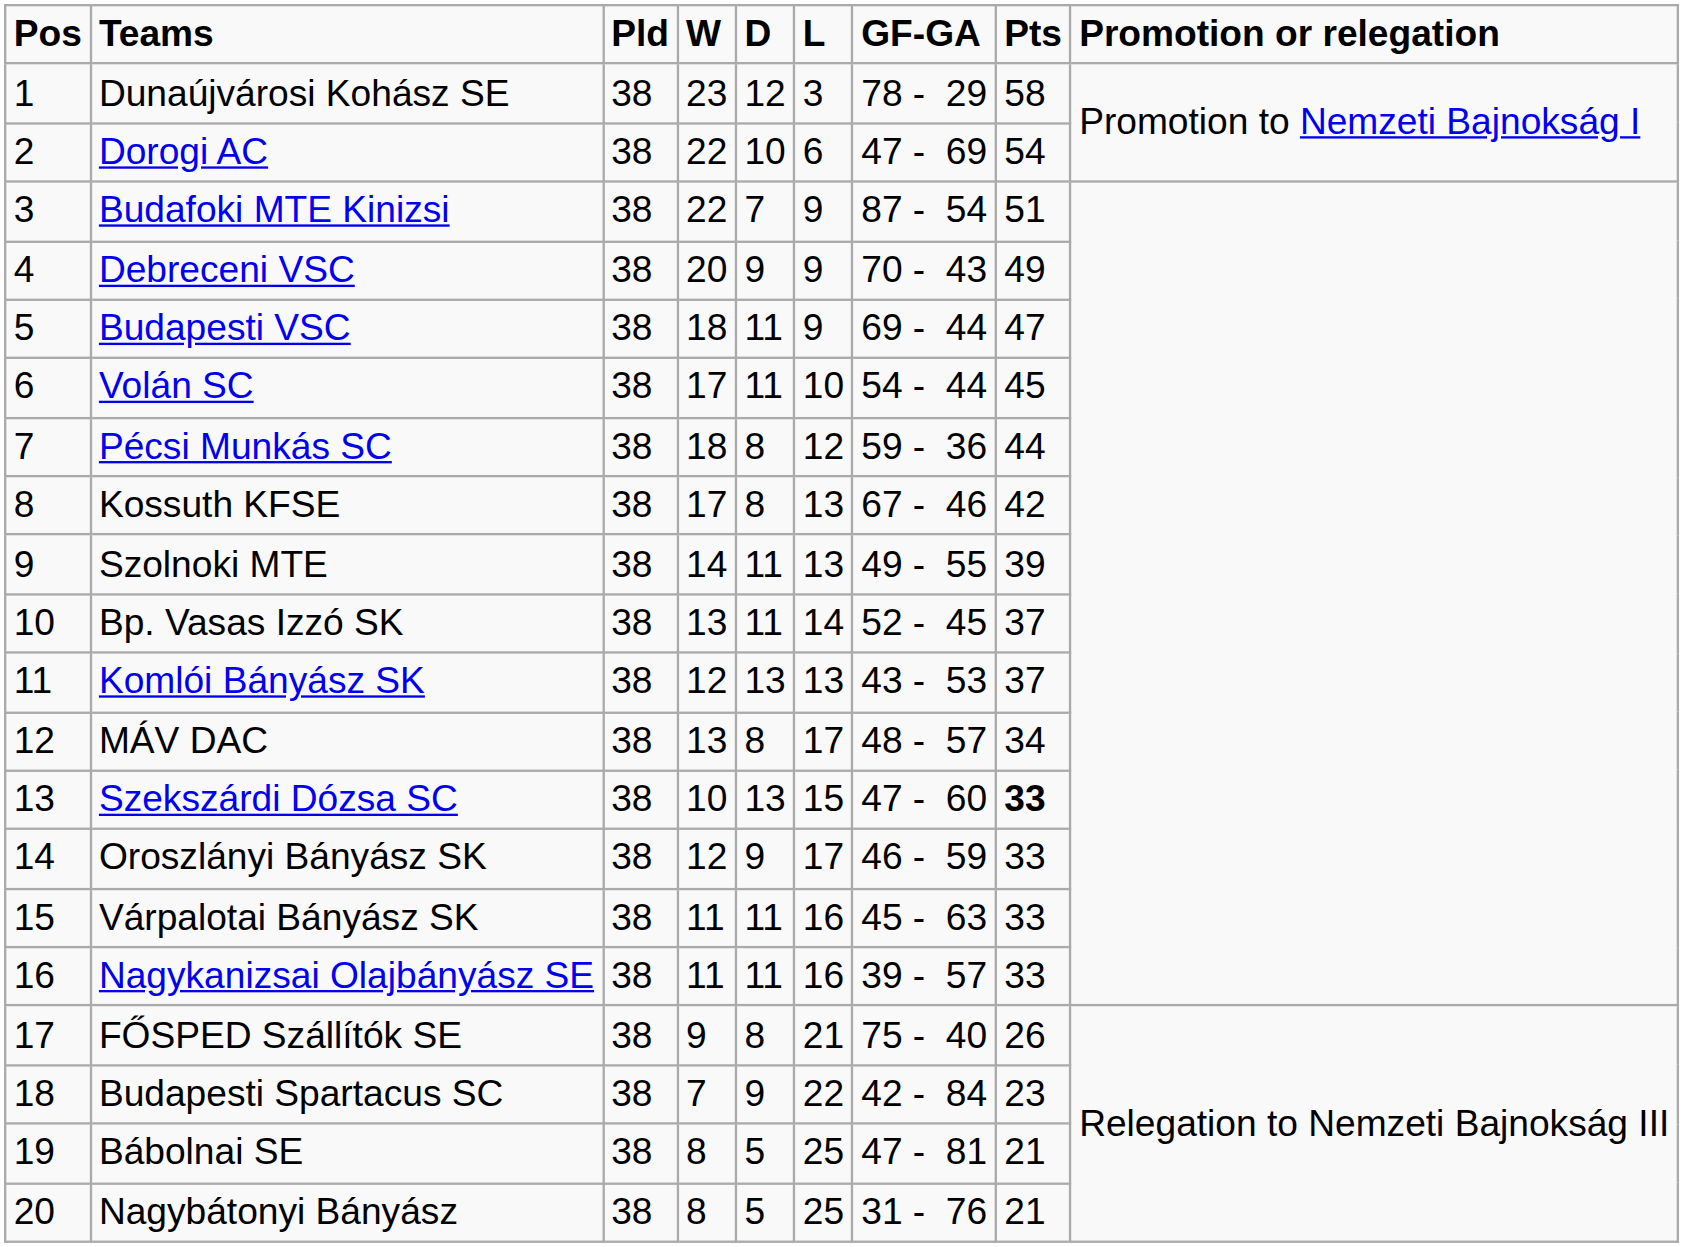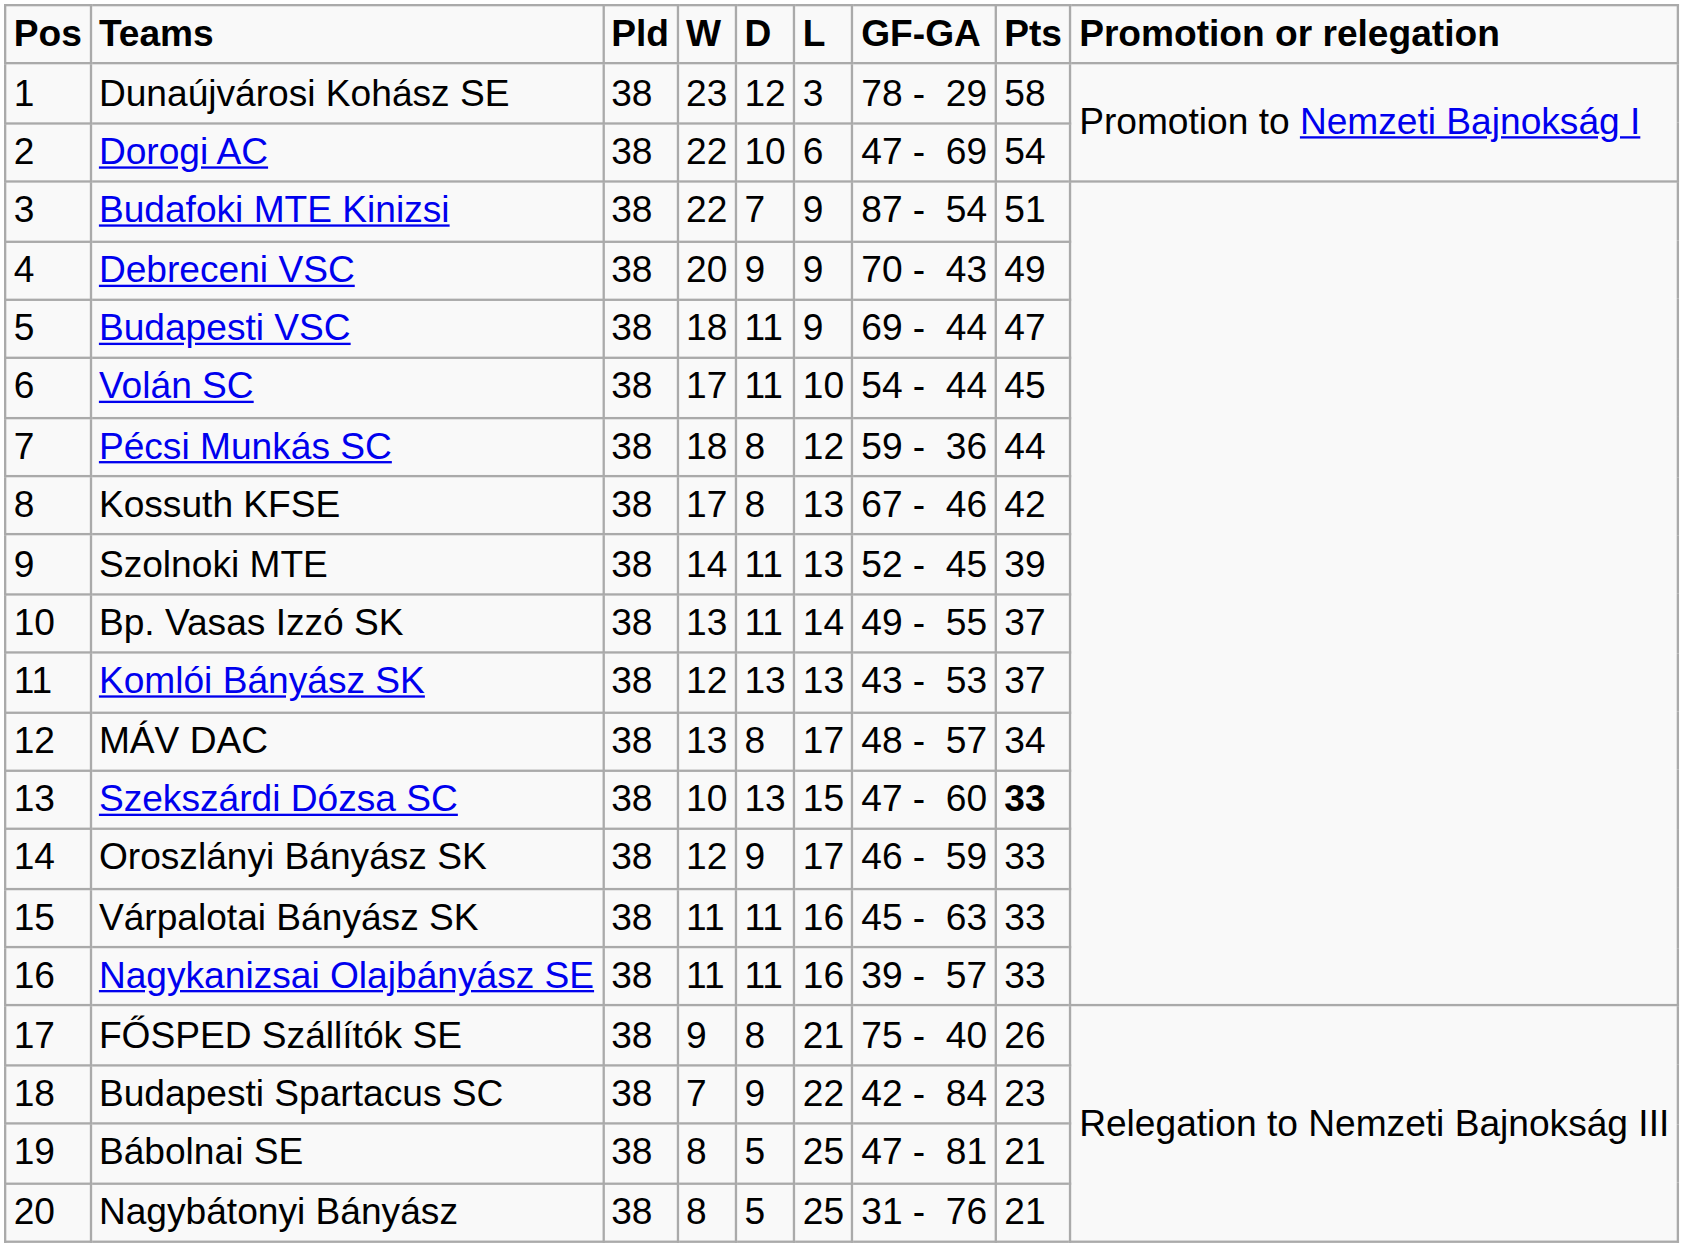(924, 563) 49 - 55 -> (924, 563) 52 - 45
(924, 622) 52 - 45 -> (924, 622) 49 - 55
